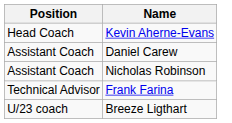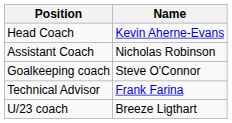- row: (141, 52)
+ row: (158, 71)
